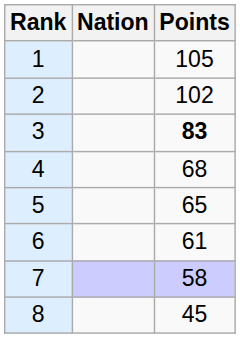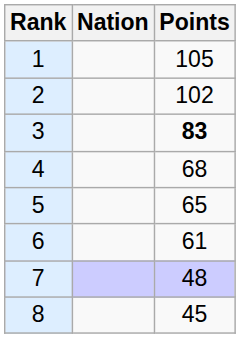(194, 278) 58 -> (194, 278) 48
